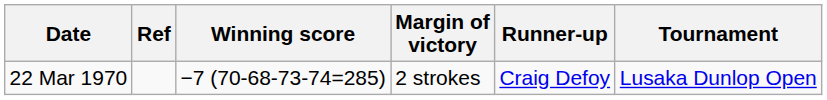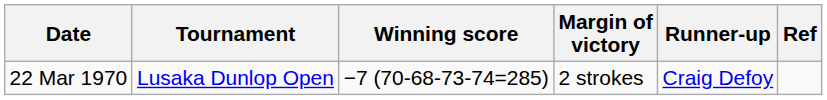columns swapped: (718, 33) <-> (154, 33)
